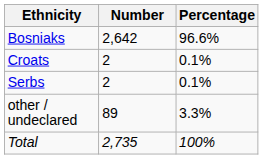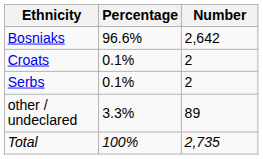columns swapped: (137, 15) <-> (217, 15)
